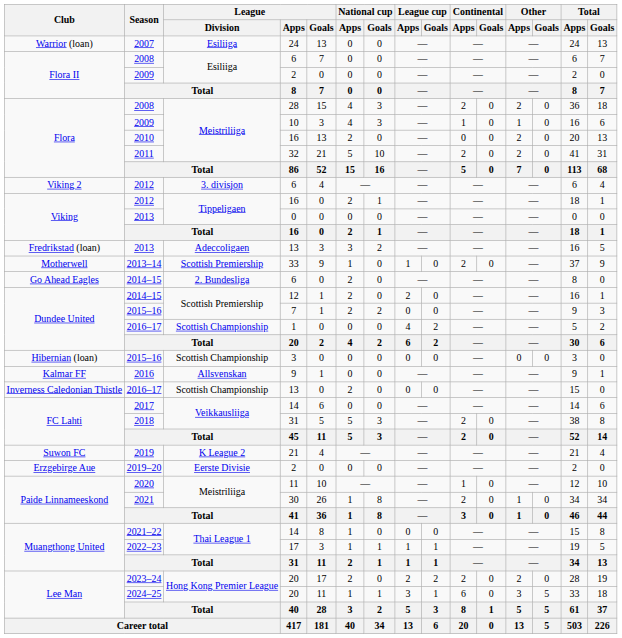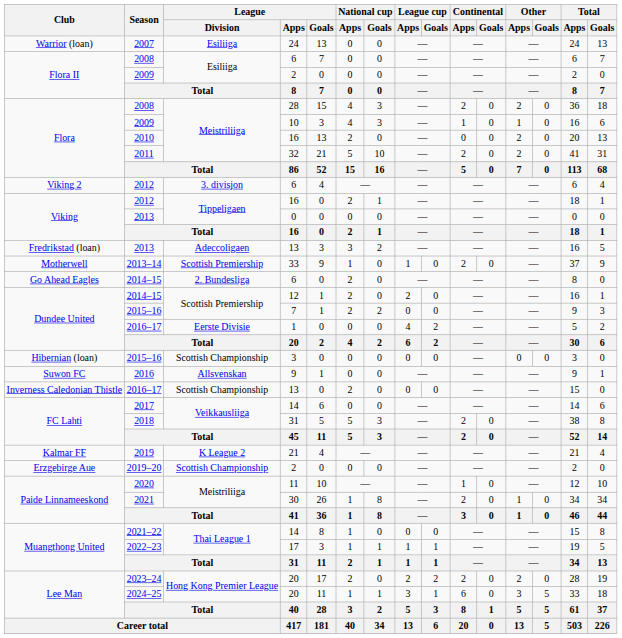(222, 327) Scottish Championship -> (222, 327) Eerste Divisie
(64, 374) Kalmar FF -> (64, 374) Suwon FC
(64, 452) Suwon FC -> (64, 452) Kalmar FF
(222, 468) Eerste Divisie -> (222, 468) Scottish Championship
